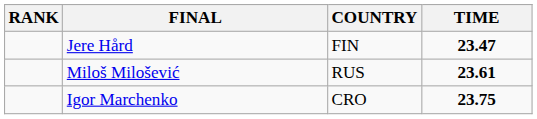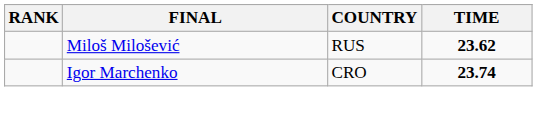- row: (100, 45)
(477, 72) 23.61 -> (477, 45) 23.62
(477, 99) 23.75 -> (477, 72) 23.74
